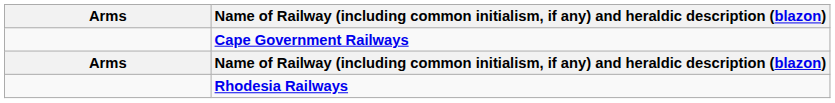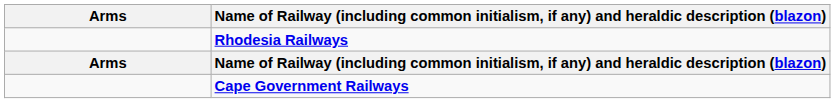rows swapped: (312, 40) <-> (281, 86)
